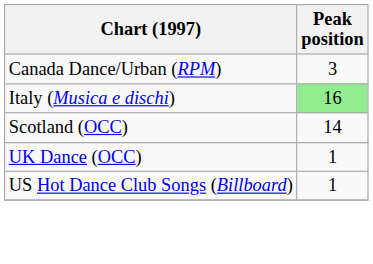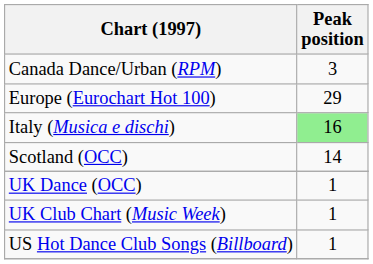+ row: (112, 98)
+ row: (117, 214)
